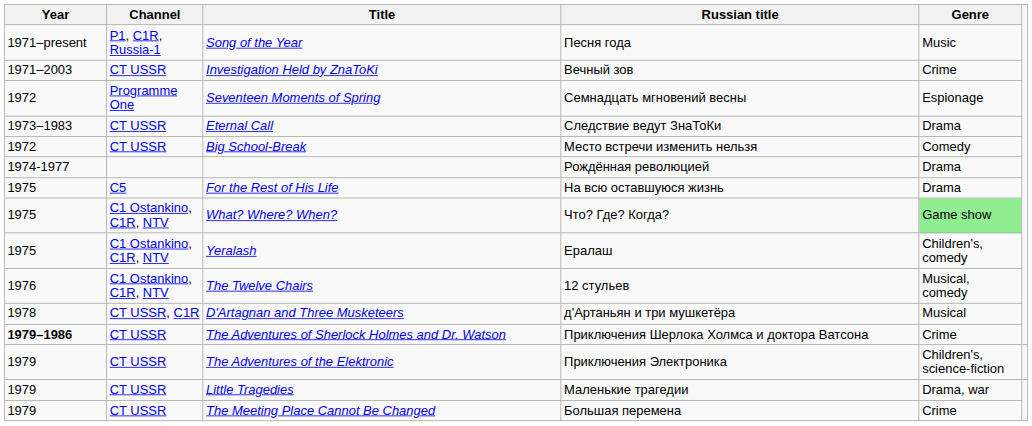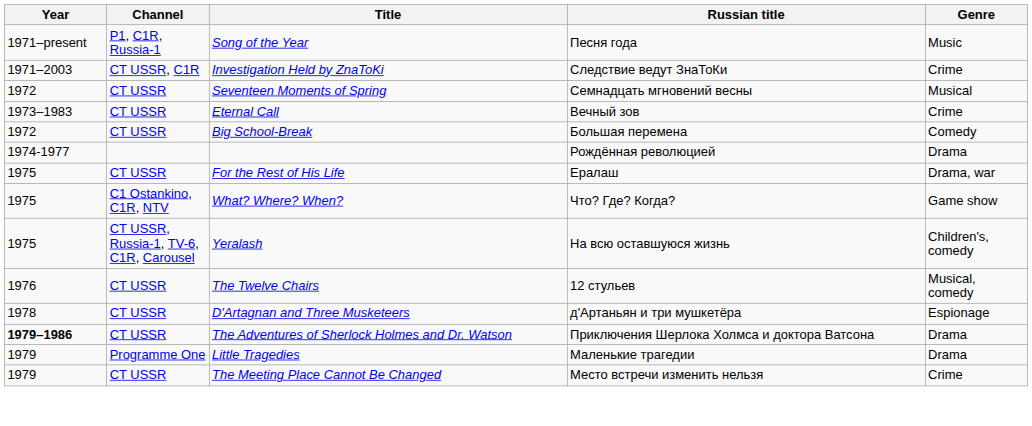(138, 70) CT USSR -> (155, 70) CT USSR, C1R
(599, 70) Вечный зов -> (649, 70) Следствие ведут ЗнаТоКи
(144, 98) Programme One -> (138, 91) CT USSR
(953, 98) Espionage -> (950, 91) Musical
(643, 126) Следствие ведут ЗнаТоКи -> (605, 111) Вечный зов
(942, 126) Drama -> (945, 111) Crime
(661, 146) Место встречи изменить нельзя -> (629, 132) Большая перемена
(118, 187) C5 -> (138, 173) CT USSR
(644, 187) На всю оставшуюся жизнь -> (594, 173) Ералаш
(942, 187) Drama -> (962, 173) Drama, war
(957, 215) lightgreen background -> (963, 201) no background
(151, 250) C1 Ostankino, C1R, NTV -> (154, 243) CT USSR, Russia-1, TV-6, C1R, Carousel
(588, 250) Ералаш -> (650, 243) На всю оставшуюся жизнь
(151, 285) C1 Ostankino, C1R, NTV -> (138, 285) CT USSR
(155, 313) CT USSR, C1R -> (138, 313) CT USSR
(944, 313) Musical -> (959, 313) Espionage
(939, 334) Crime -> (948, 334) Drama
- row: (300, 362)
(138, 390) CT USSR -> (158, 354) Programme One
(956, 390) Drama, war -> (948, 354) Drama
(623, 410) Большая перемена -> (667, 375) Место встречи изменить нельзя
